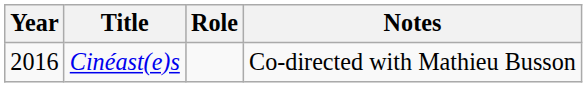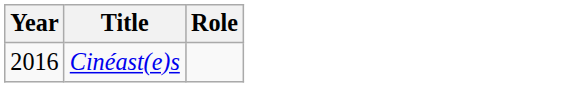- column: (412, 23)
